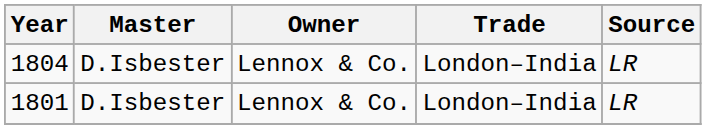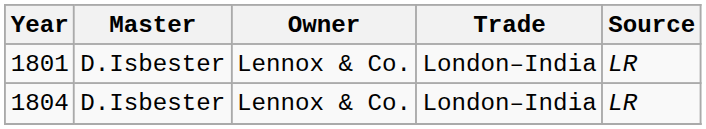rows swapped: (40, 103) <-> (40, 64)
